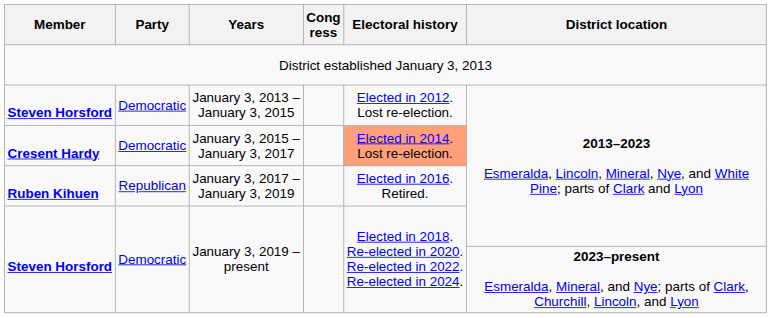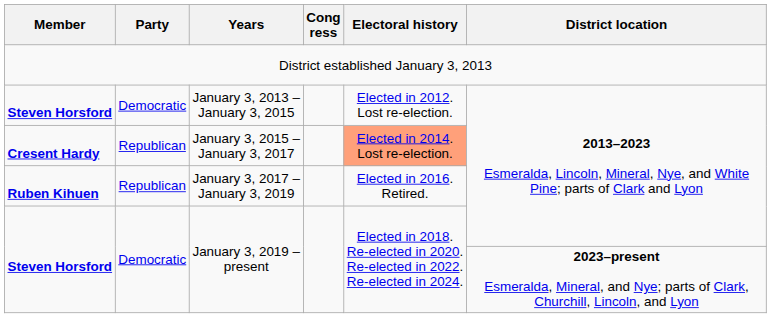(152, 145) Democratic -> (152, 145) Republican
